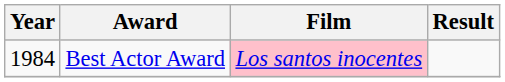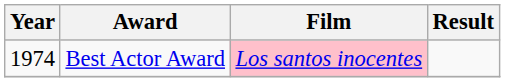(32, 58) 1984 -> (32, 58) 1974
